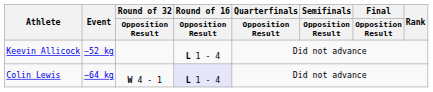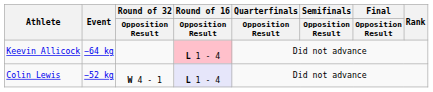(99, 52) −52 kg -> (99, 52) −64 kg
(203, 56) no background -> (203, 56) pink background
(99, 75) −64 kg -> (99, 75) −52 kg
